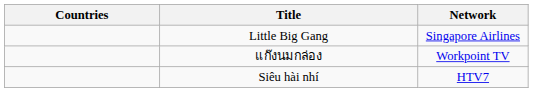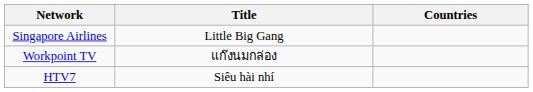columns swapped: (82, 15) <-> (473, 15)
